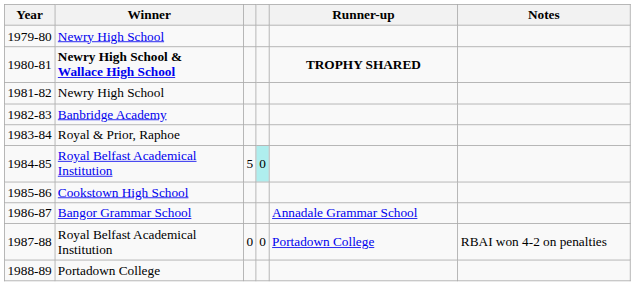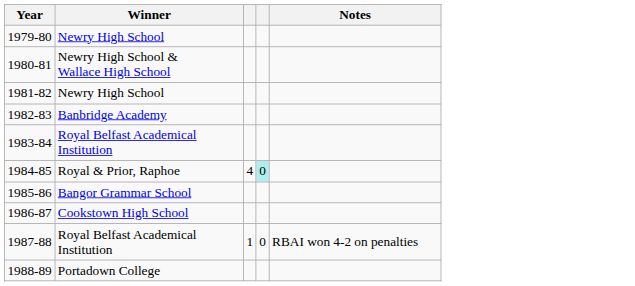- column: (363, 15)
(120, 64) bold -> (118, 64) normal
(119, 135) Royal & Prior, Raphoe -> (127, 142) Royal Belfast Academical Institution
(127, 163) Royal Belfast Academical Institution -> (119, 171) Royal & Prior, Raphoe
(250, 163) 5 -> (250, 171) 4
(123, 192) Cookstown High School -> (125, 192) Bangor Grammar School
(125, 213) Bangor Grammar School -> (123, 213) Cookstown High School
(250, 241) 0 -> (250, 241) 1
